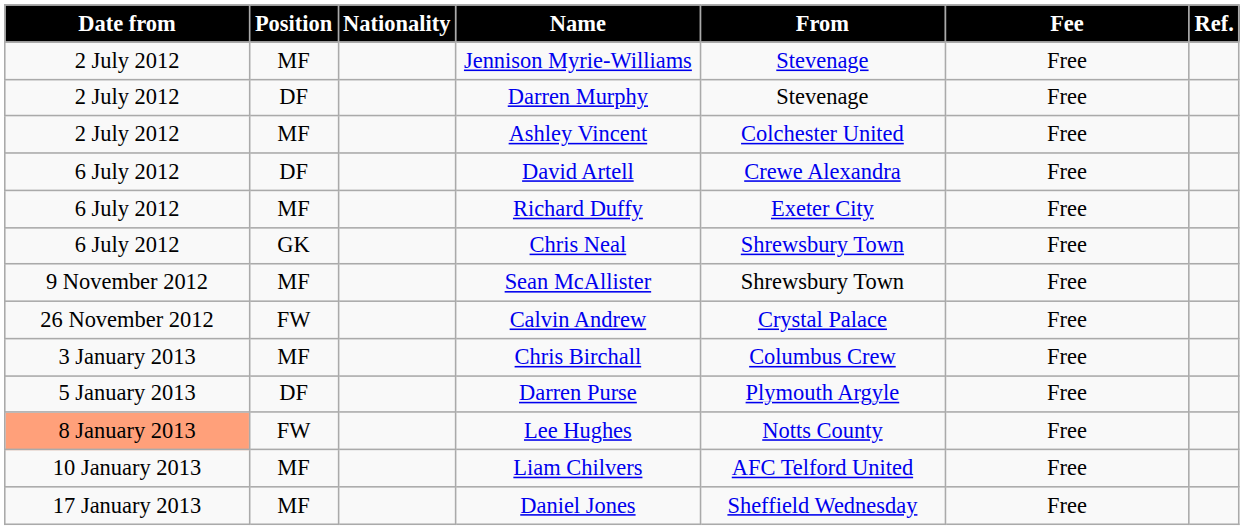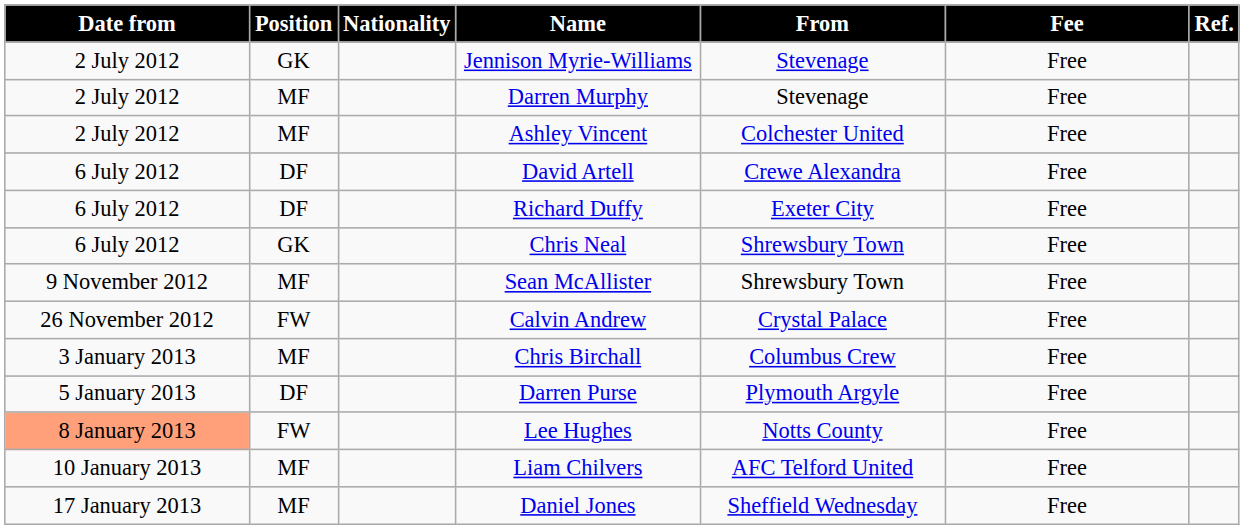(294, 60) MF -> (294, 60) GK
(294, 97) DF -> (294, 97) MF
(294, 208) MF -> (294, 208) DF
